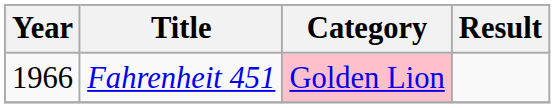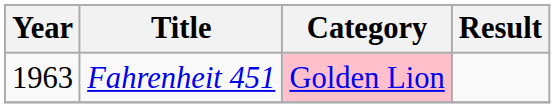(43, 77) 1966 -> (43, 77) 1963
